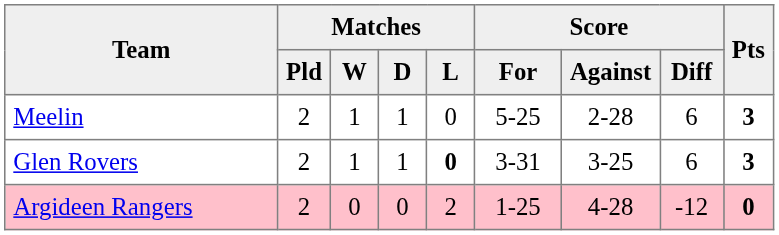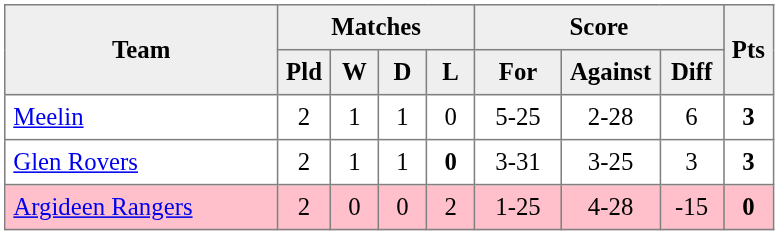(692, 161) 6 -> (692, 161) 3
(692, 206) -12 -> (692, 206) -15
